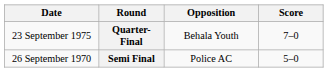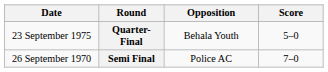(291, 35) 7–0 -> (291, 35) 5–0
(291, 58) 5–0 -> (291, 58) 7–0
